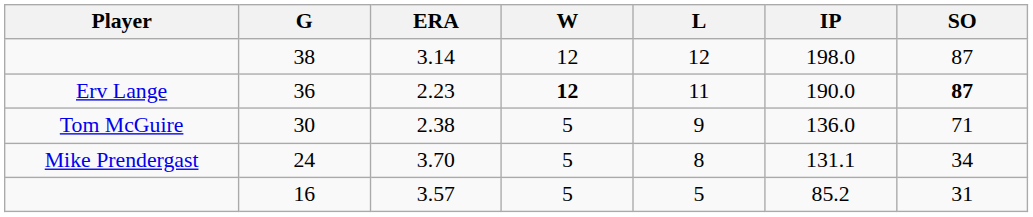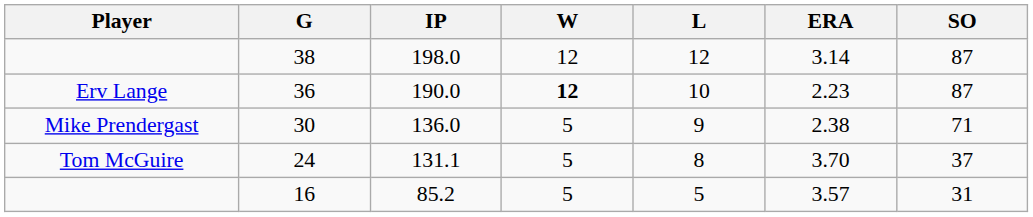columns swapped: (831, 21) <-> (436, 21)
(699, 90) 11 -> (699, 90) 10
(962, 90) bold -> (962, 90) normal
(122, 125) Tom McGuire -> (122, 125) Mike Prendergast
(122, 159) Mike Prendergast -> (122, 159) Tom McGuire
(962, 159) 34 -> (962, 159) 37
